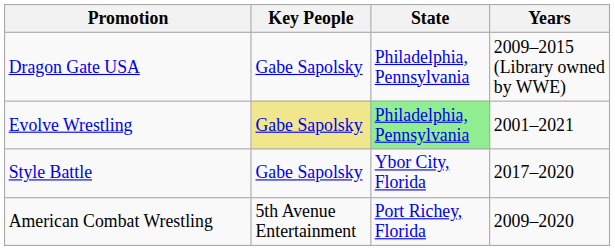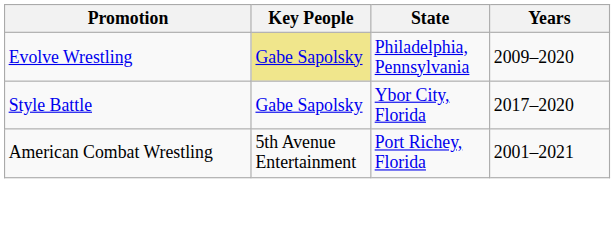- row: (74, 66)
(422, 124) lightgreen background -> (422, 56) no background
(534, 124) 2001–2021 -> (534, 56) 2009–2020
(534, 221) 2009–2020 -> (534, 153) 2001–2021
